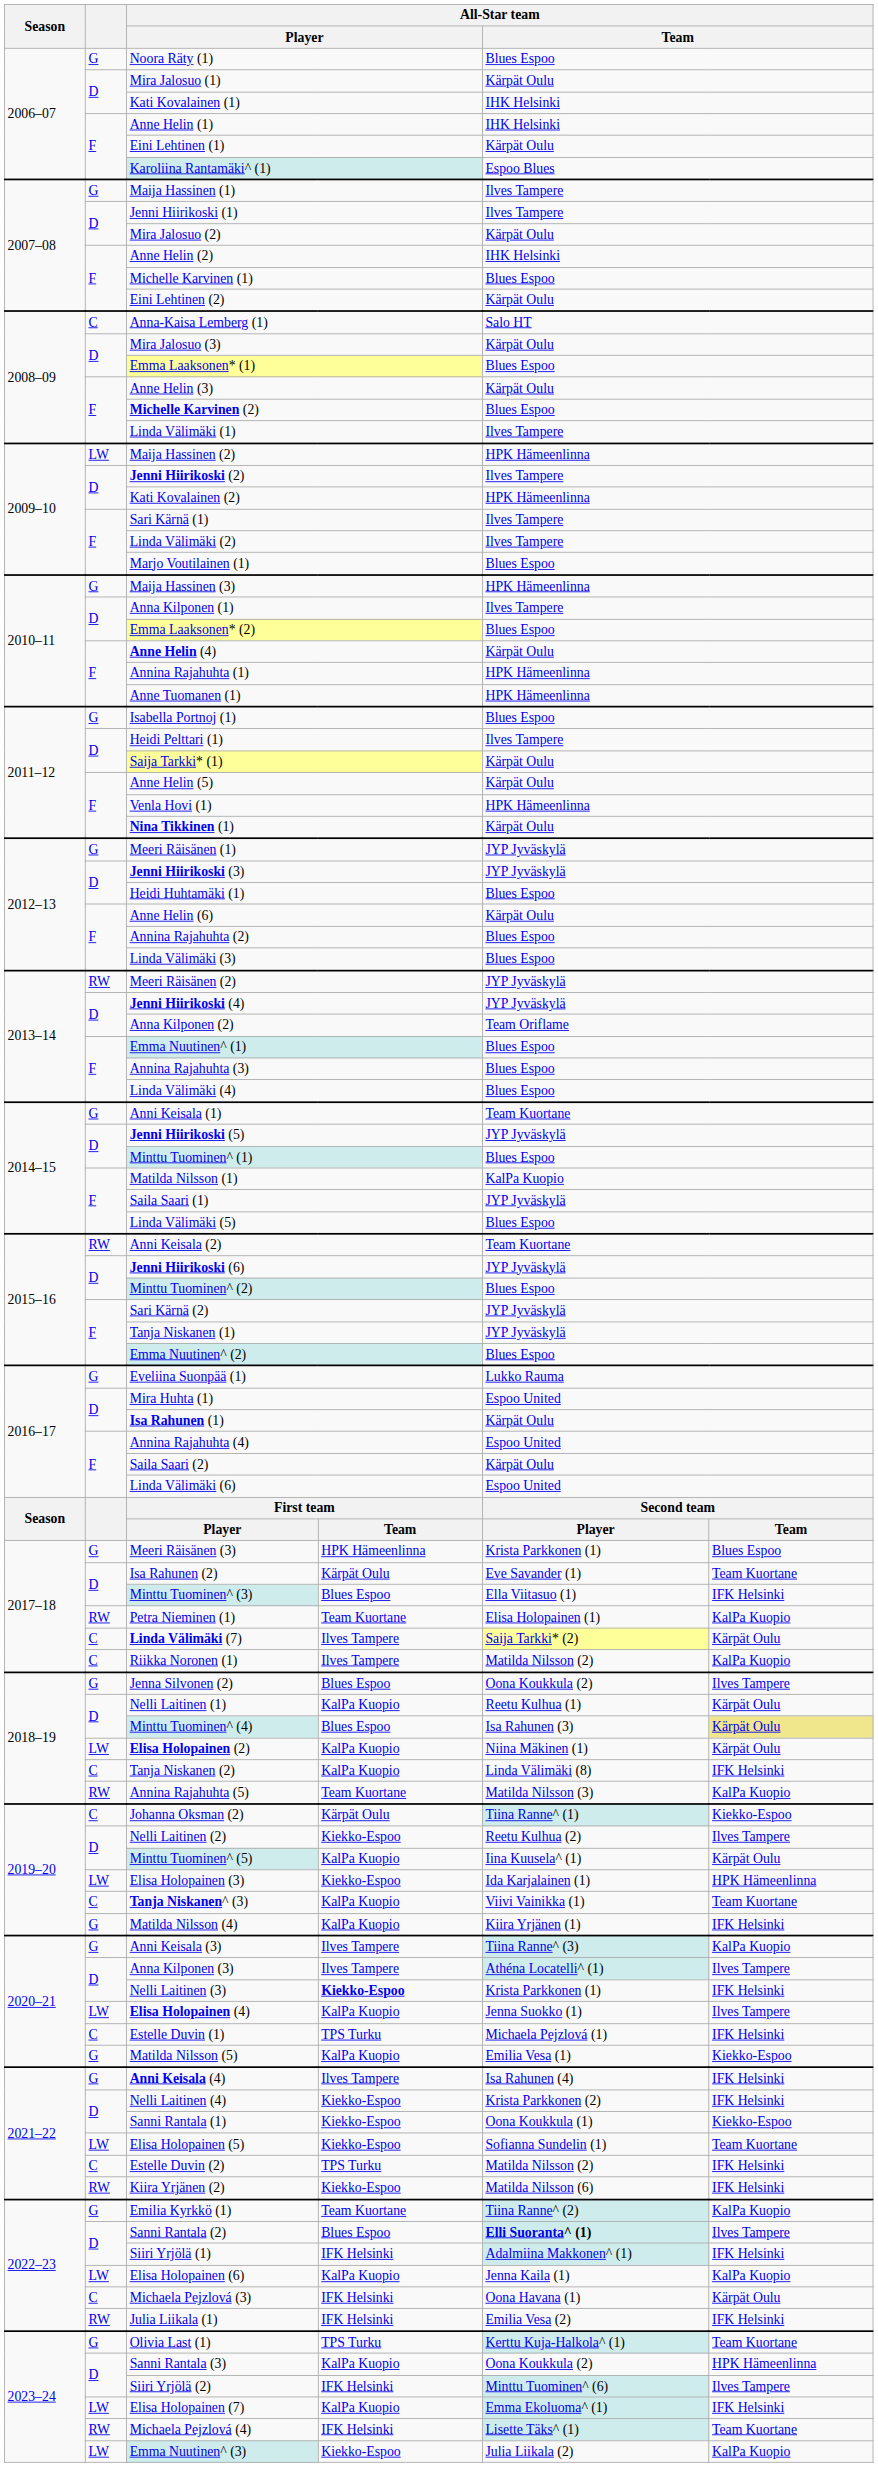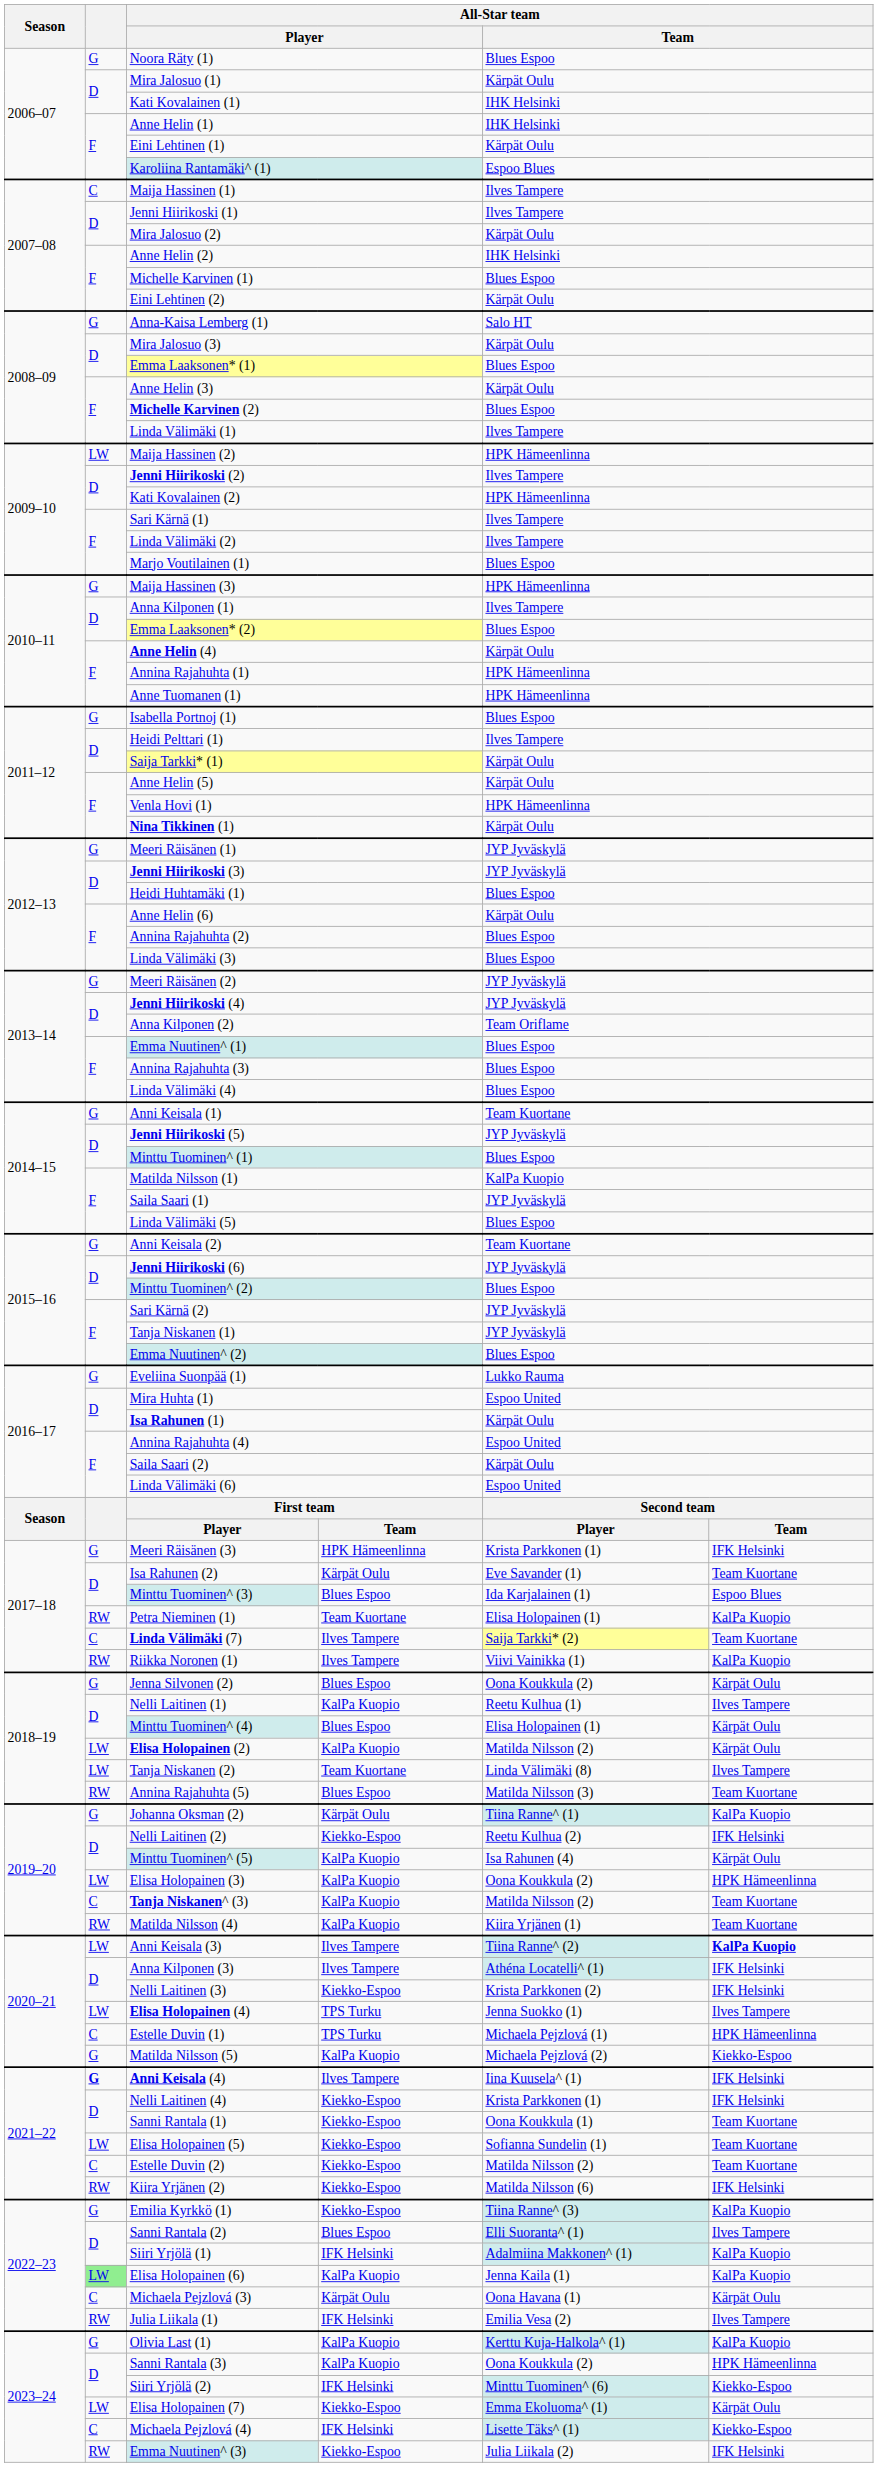(93, 190) G -> (93, 190) C
(93, 322) C -> (93, 322) G
(99, 981) RW -> (93, 981) G
(99, 1245) RW -> (93, 1245) G
(747, 1551) Blues Espoo -> (748, 1551) IFK Helsinki
(531, 1595) Ella Viitasuo (1) -> (538, 1595) Ida Karjalainen (1)
(748, 1595) IFK Helsinki -> (747, 1595) Espoo Blues
(746, 1638) Kärpät Oulu -> (755, 1638) Team Kuortane
(93, 1660) C -> (99, 1660) RW
(539, 1660) Matilda Nilsson (2) -> (535, 1660) Viivi Vainikka (1)
(751, 1683) Ilves Tampere -> (746, 1683) Kärpät Oulu
(746, 1705) Kärpät Oulu -> (751, 1705) Ilves Tampere
(529, 1727) Isa Rahunen (3) -> (543, 1727) Elisa Holopainen (1)
(746, 1727) khaki background -> (746, 1727) no background
(537, 1748) Niina Mäkinen (1) -> (539, 1748) Matilda Nilsson (2)
(93, 1770) C -> (99, 1770) LW
(360, 1770) KalPa Kuopio -> (364, 1770) Team Kuortane
(748, 1770) IFK Helsinki -> (751, 1770) Ilves Tampere
(364, 1792) Team Kuortane -> (356, 1792) Blues Espoo
(751, 1792) KalPa Kuopio -> (755, 1792) Team Kuortane
(93, 1815) C -> (93, 1815) G
(752, 1815) Kiekko-Espoo -> (751, 1815) KalPa Kuopio
(751, 1836) Ilves Tampere -> (748, 1836) IFK Helsinki
(533, 1858) Iina Kuusela^ (1) -> (529, 1858) Isa Rahunen (4)
(361, 1880) Kiekko-Espoo -> (360, 1880) KalPa Kuopio
(538, 1880) Ida Karjalainen (1) -> (539, 1880) Oona Koukkula (2)
(535, 1902) Viivi Vainikka (1) -> (539, 1902) Matilda Nilsson (2)
(93, 1924) G -> (99, 1924) RW
(748, 1924) IFK Helsinki -> (755, 1924) Team Kuortane
(93, 1946) G -> (99, 1946) LW
(532, 1946) Tiina Ranne^ (3) -> (532, 1946) Tiina Ranne^ (2)
(751, 1946) normal -> (754, 1946) bold
(751, 1968) Ilves Tampere -> (748, 1968) IFK Helsinki
(363, 1990) bold -> (361, 1990) normal
(543, 1990) Krista Parkkonen (1) -> (543, 1990) Krista Parkkonen (2)
(360, 2012) KalPa Kuopio -> (351, 2012) TPS Turku
(748, 2034) IFK Helsinki -> (764, 2034) HPK Hämeenlinna
(528, 2056) Emilia Vesa (1) -> (546, 2056) Michaela Pejzlová (2)
(93, 2078) normal -> (94, 2078) bold
(529, 2078) Isa Rahunen (4) -> (533, 2078) Iina Kuusela^ (1)
(543, 2100) Krista Parkkonen (2) -> (543, 2100) Krista Parkkonen (1)
(752, 2122) Kiekko-Espoo -> (755, 2122) Team Kuortane
(351, 2166) TPS Turku -> (361, 2166) Kiekko-Espoo
(748, 2166) IFK Helsinki -> (755, 2166) Team Kuortane
(364, 2210) Team Kuortane -> (361, 2210) Kiekko-Espoo
(532, 2210) Tiina Ranne^ (2) -> (532, 2210) Tiina Ranne^ (3)
(538, 2232) bold -> (535, 2232) normal
(748, 2254) IFK Helsinki -> (751, 2254) KalPa Kuopio
(99, 2276) no background -> (99, 2276) lightgreen background
(357, 2297) IFK Helsinki -> (355, 2297) Kärpät Oulu
(748, 2319) IFK Helsinki -> (751, 2319) Ilves Tampere
(351, 2342) TPS Turku -> (360, 2342) KalPa Kuopio
(755, 2342) Team Kuortane -> (751, 2342) KalPa Kuopio
(751, 2386) Ilves Tampere -> (752, 2386) Kiekko-Espoo
(360, 2407) KalPa Kuopio -> (361, 2407) Kiekko-Espoo
(748, 2407) IFK Helsinki -> (746, 2407) Kärpät Oulu
(99, 2429) RW -> (93, 2429) C
(755, 2429) Team Kuortane -> (752, 2429) Kiekko-Espoo
(99, 2451) LW -> (99, 2451) RW
(751, 2451) KalPa Kuopio -> (748, 2451) IFK Helsinki
